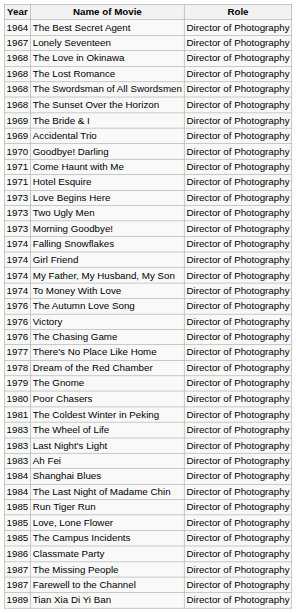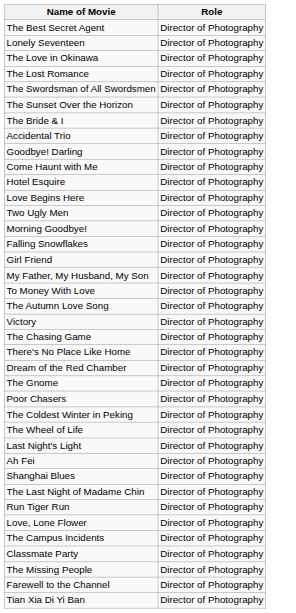- column: (17, 12)
